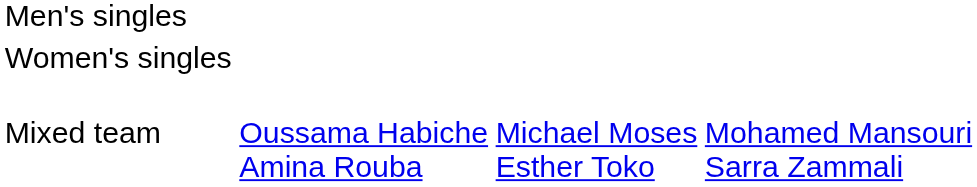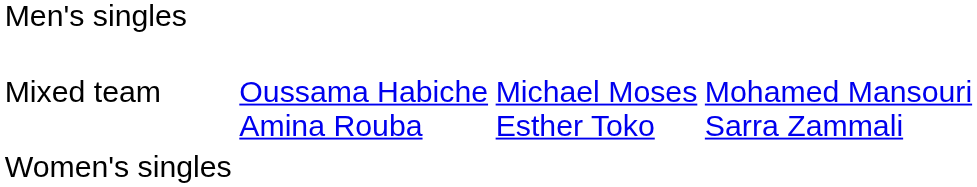rows swapped: (118, 57) <-> (83, 133)
